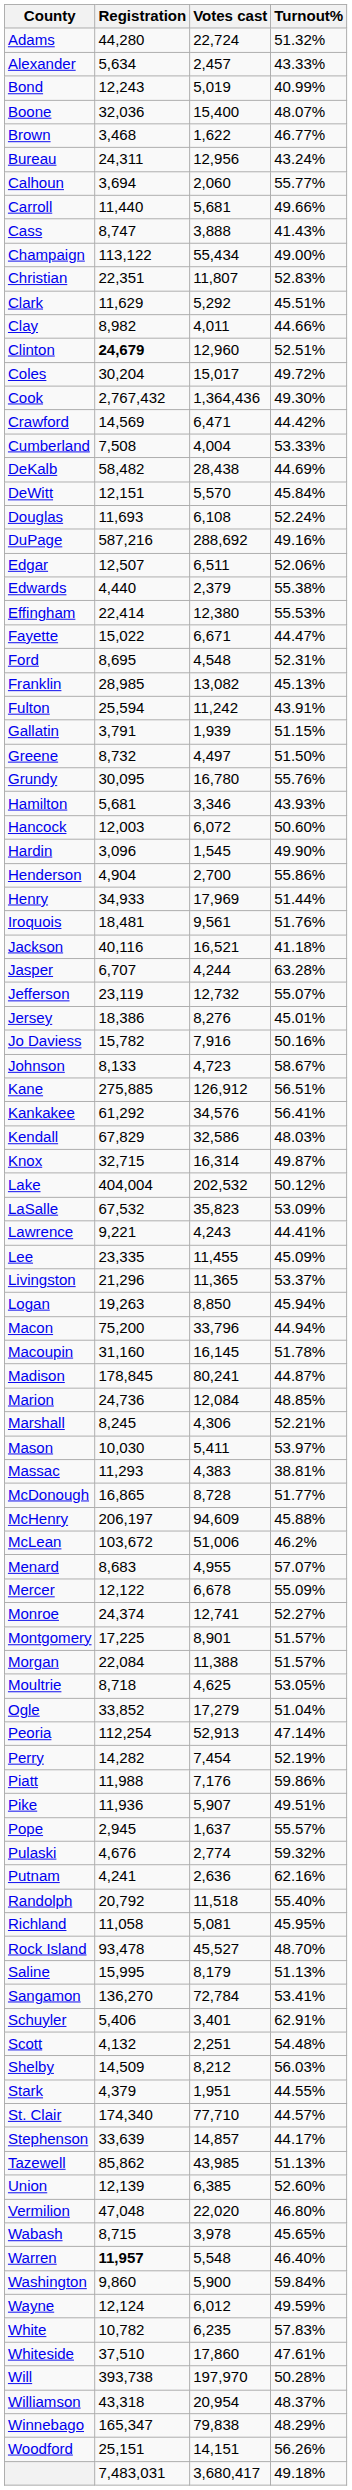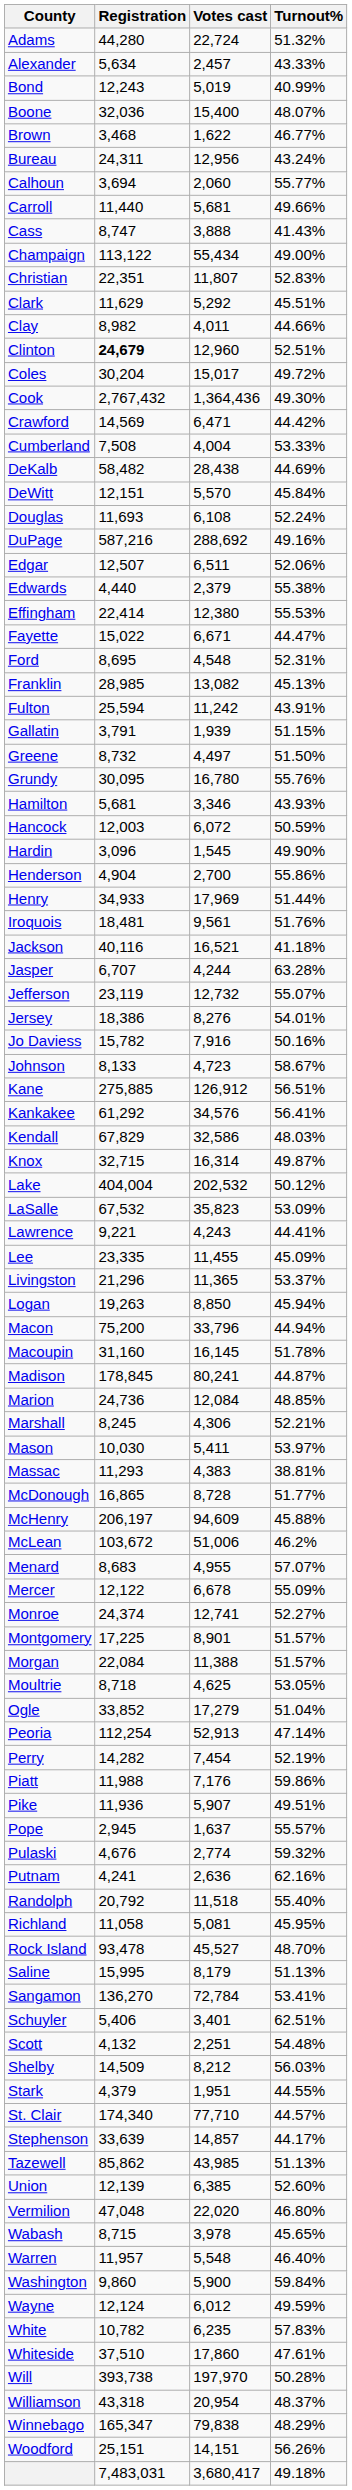(300, 827) 50.60% -> (300, 827) 50.59%
(300, 1018) 45.01% -> (300, 1018) 54.01%
(300, 2020) 62.91% -> (300, 2020) 62.51%
(121, 2258) bold -> (121, 2258) normal
